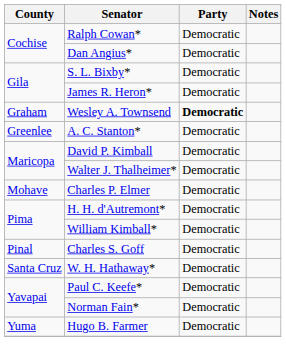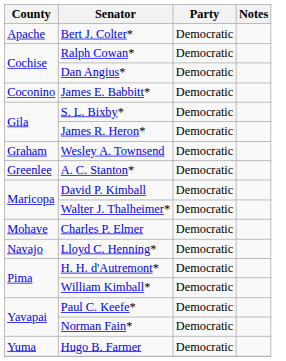+ row: (97, 33)
+ row: (105, 92)
(213, 111) bold -> (205, 151) normal
+ row: (109, 248)
- row: (106, 248)
- row: (111, 268)
